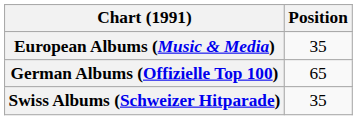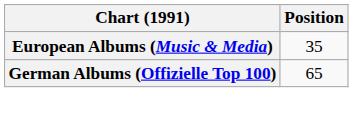- row: (144, 100)
